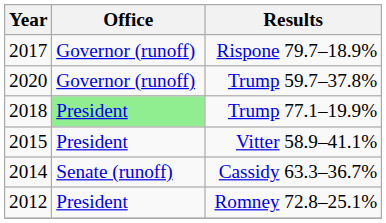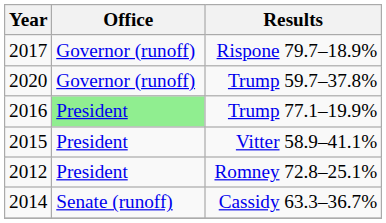(28, 111) 2018 -> (28, 111) 2016
rows swapped: (298, 171) <-> (296, 202)
